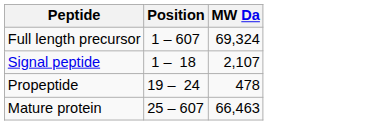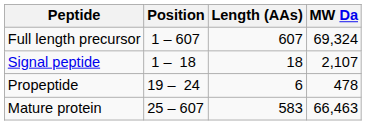+ column: (257, 16)
